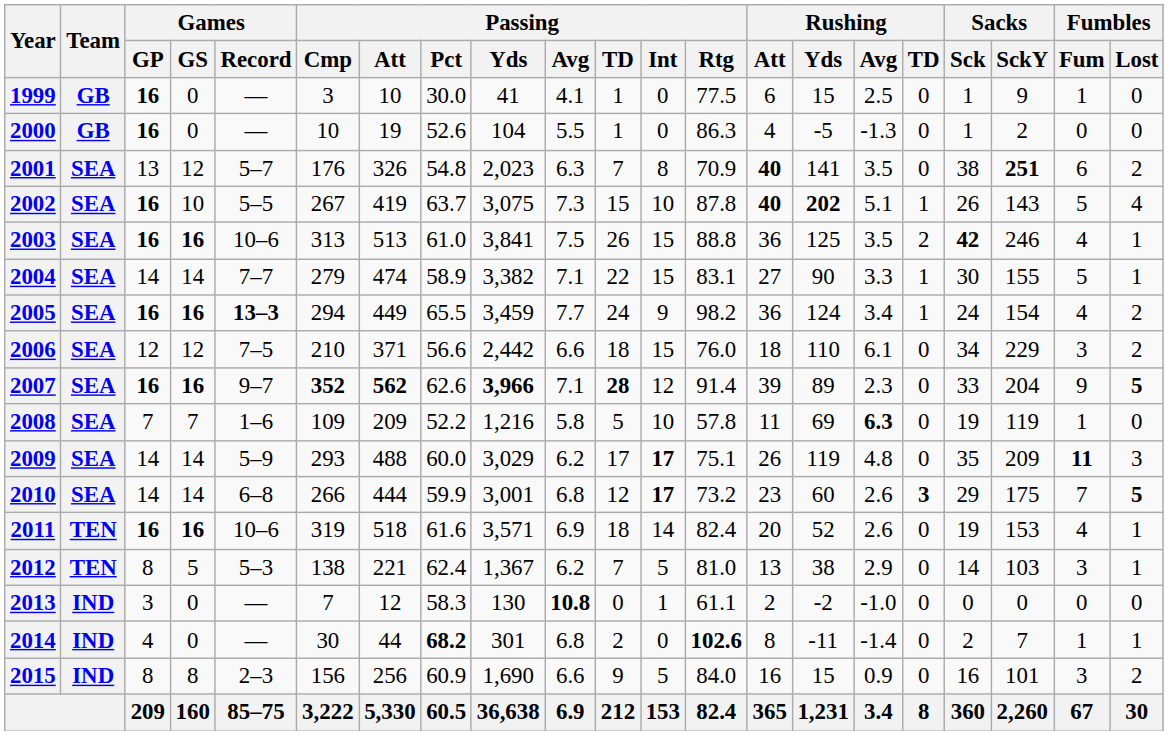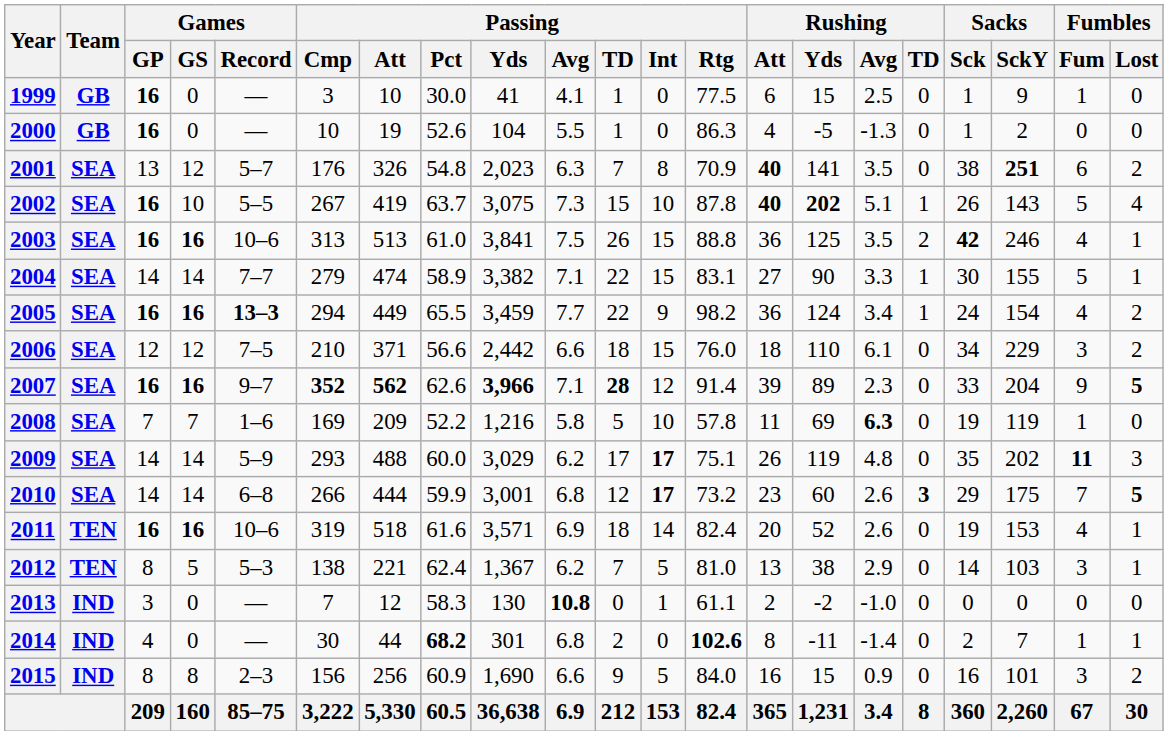(618, 312) 24 -> (618, 312) 22
(328, 421) 109 -> (328, 421) 169
(1022, 458) 209 -> (1022, 458) 202
